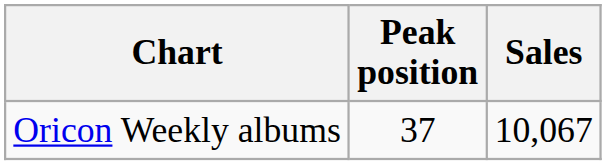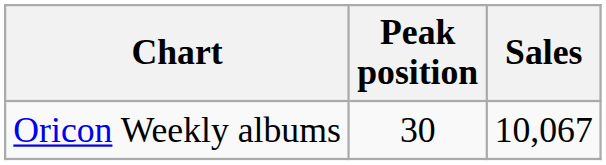(418, 129) 37 -> (418, 129) 30
